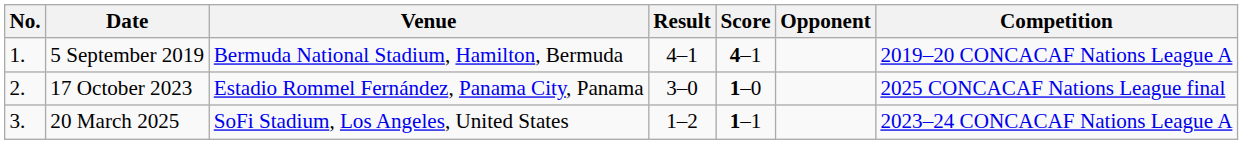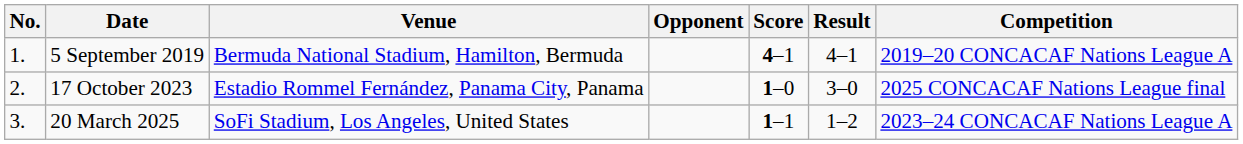columns swapped: (825, 21) <-> (682, 21)
